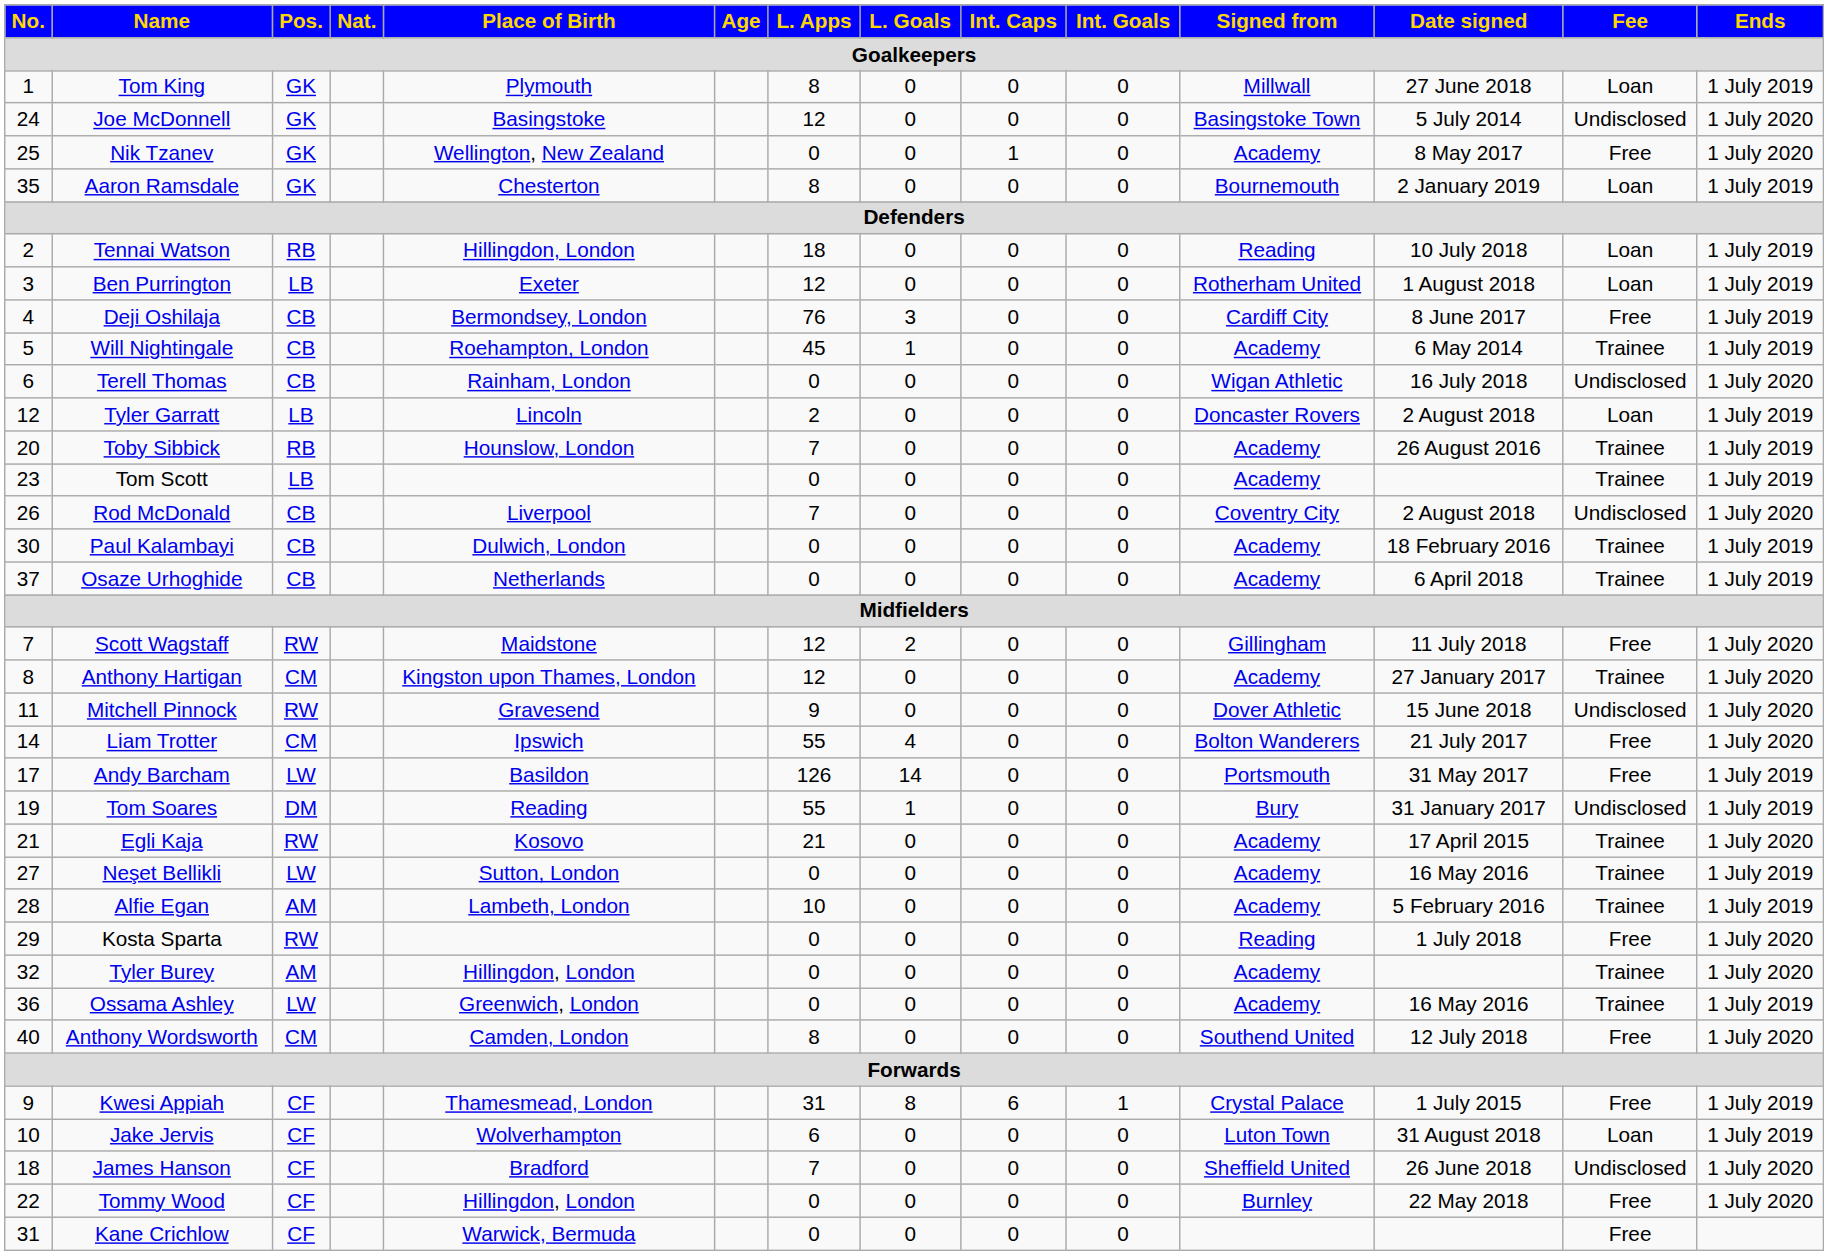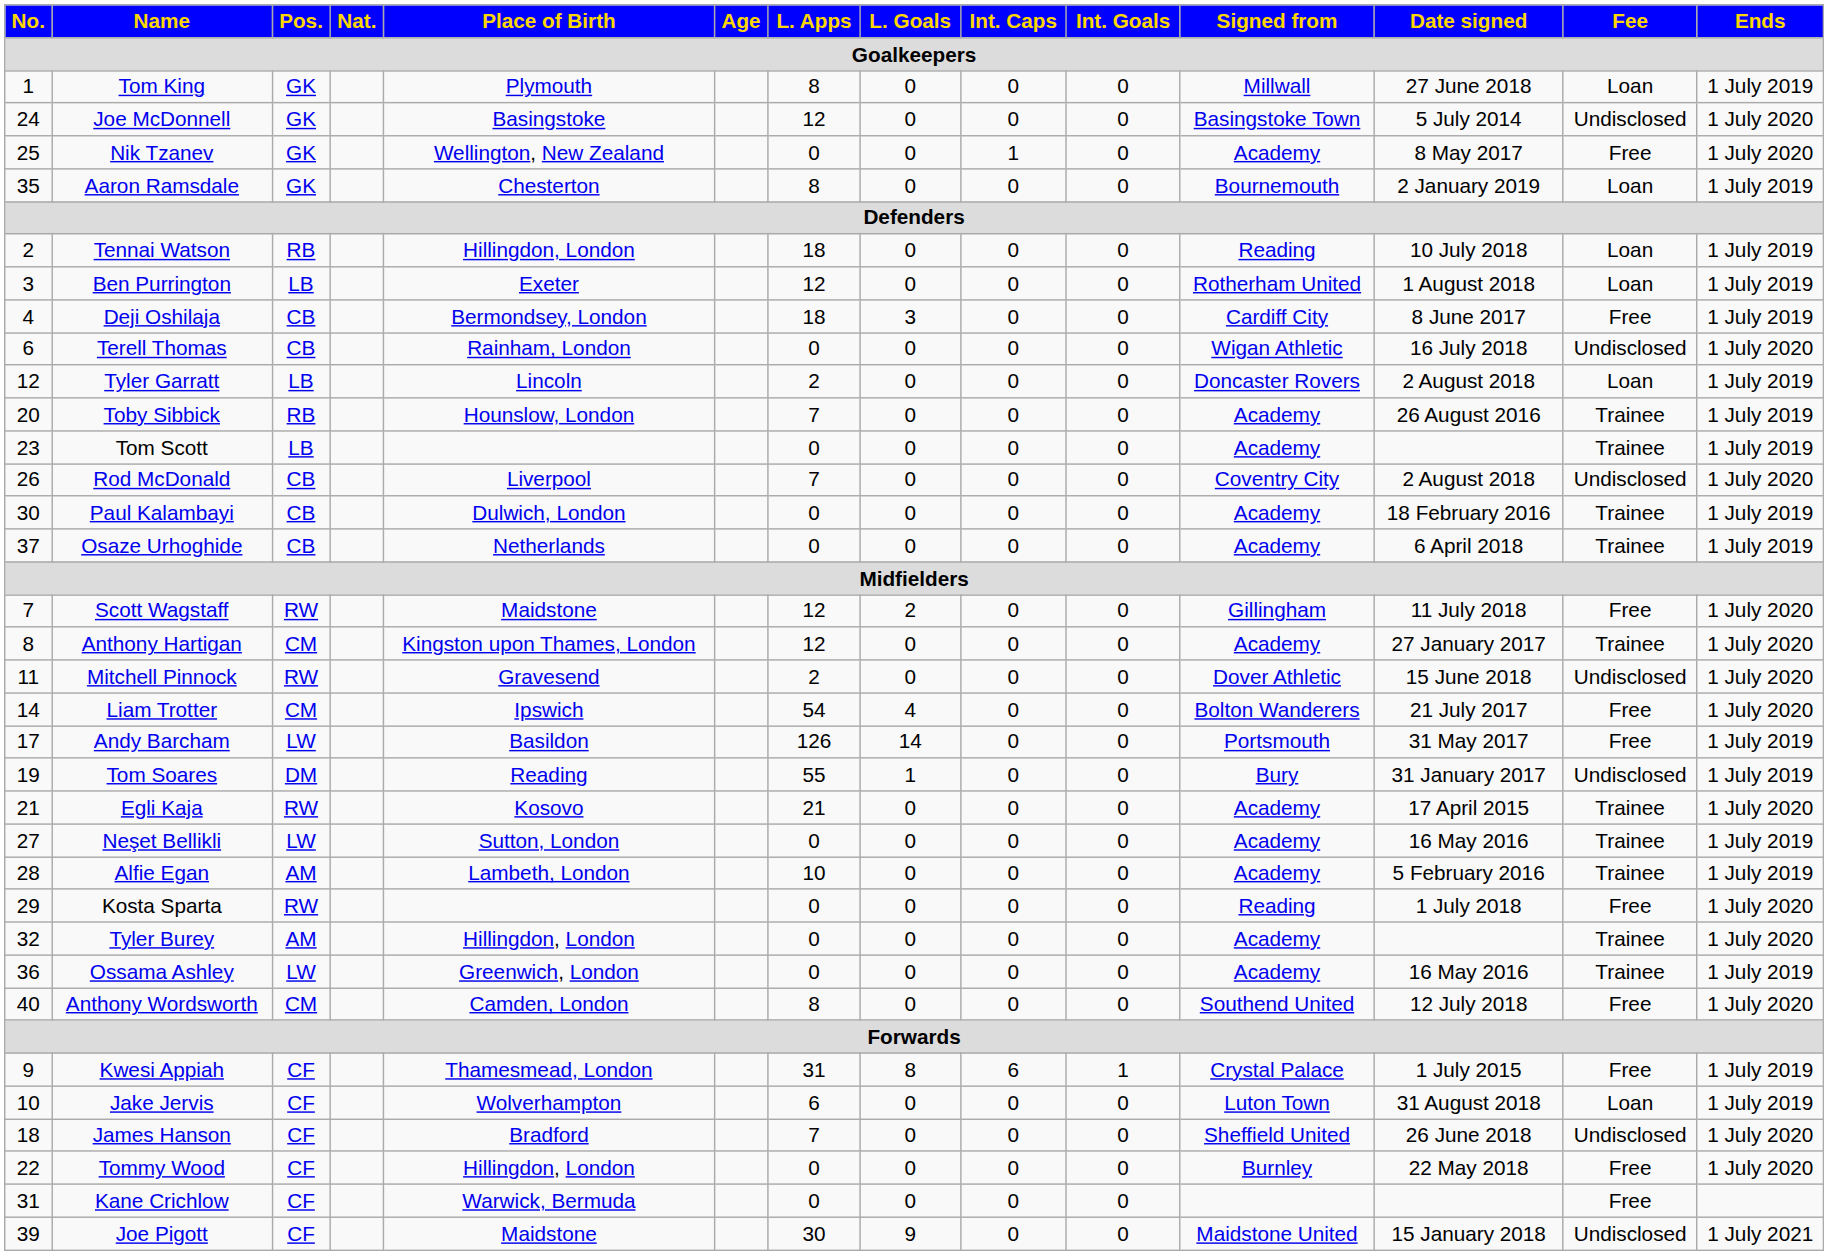(814, 316) 76 -> (814, 316) 18
- row: (162, 349)
(814, 709) 9 -> (814, 677) 2
(814, 742) 55 -> (814, 709) 54
+ row: (162, 1234)
